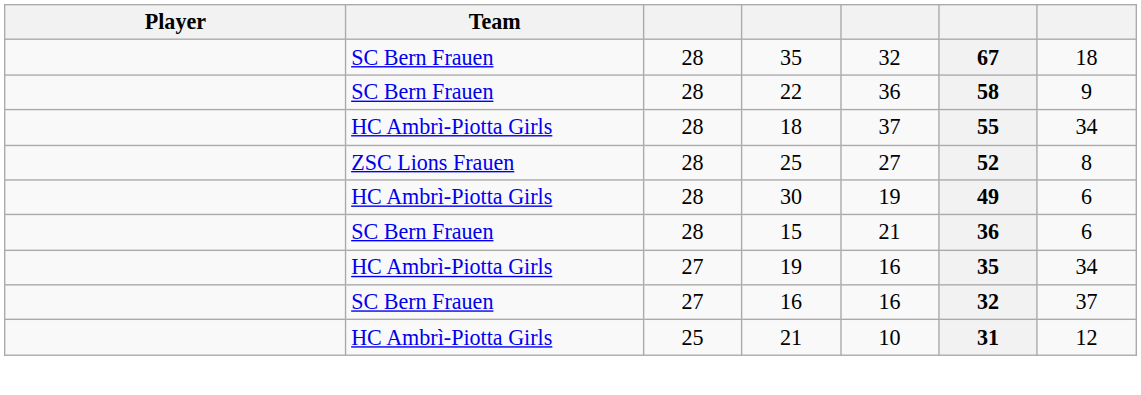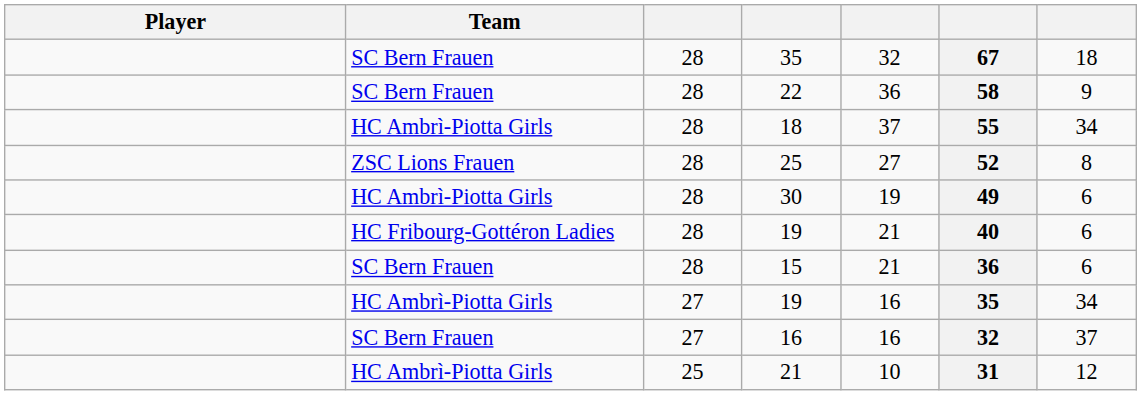+ row: (483, 232)
